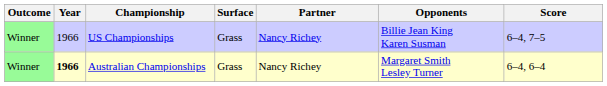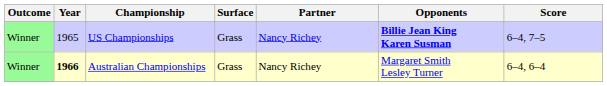(67, 36) 1966 -> (67, 36) 1965
(417, 36) normal -> (419, 36) bold
